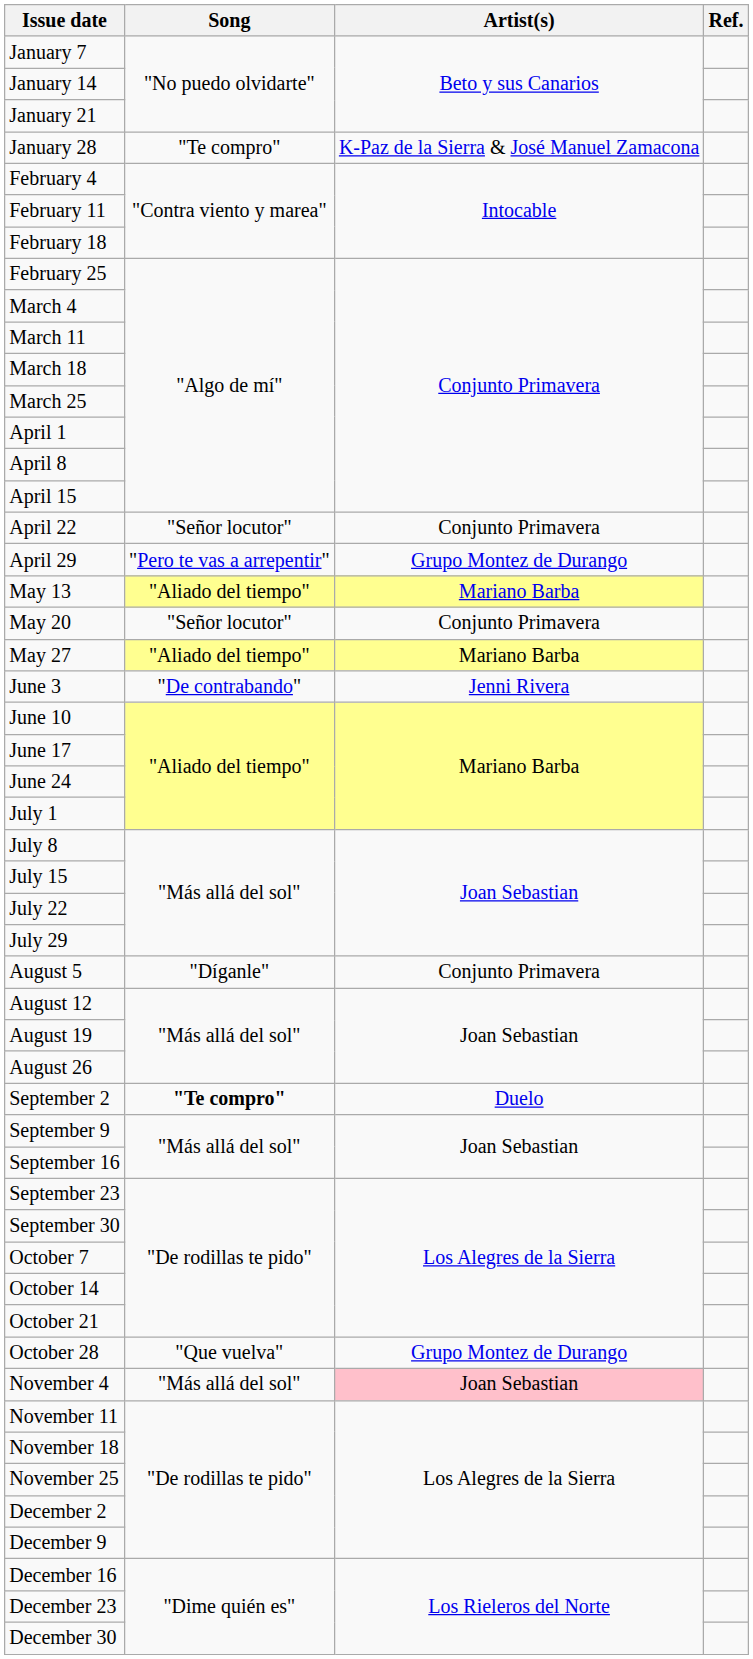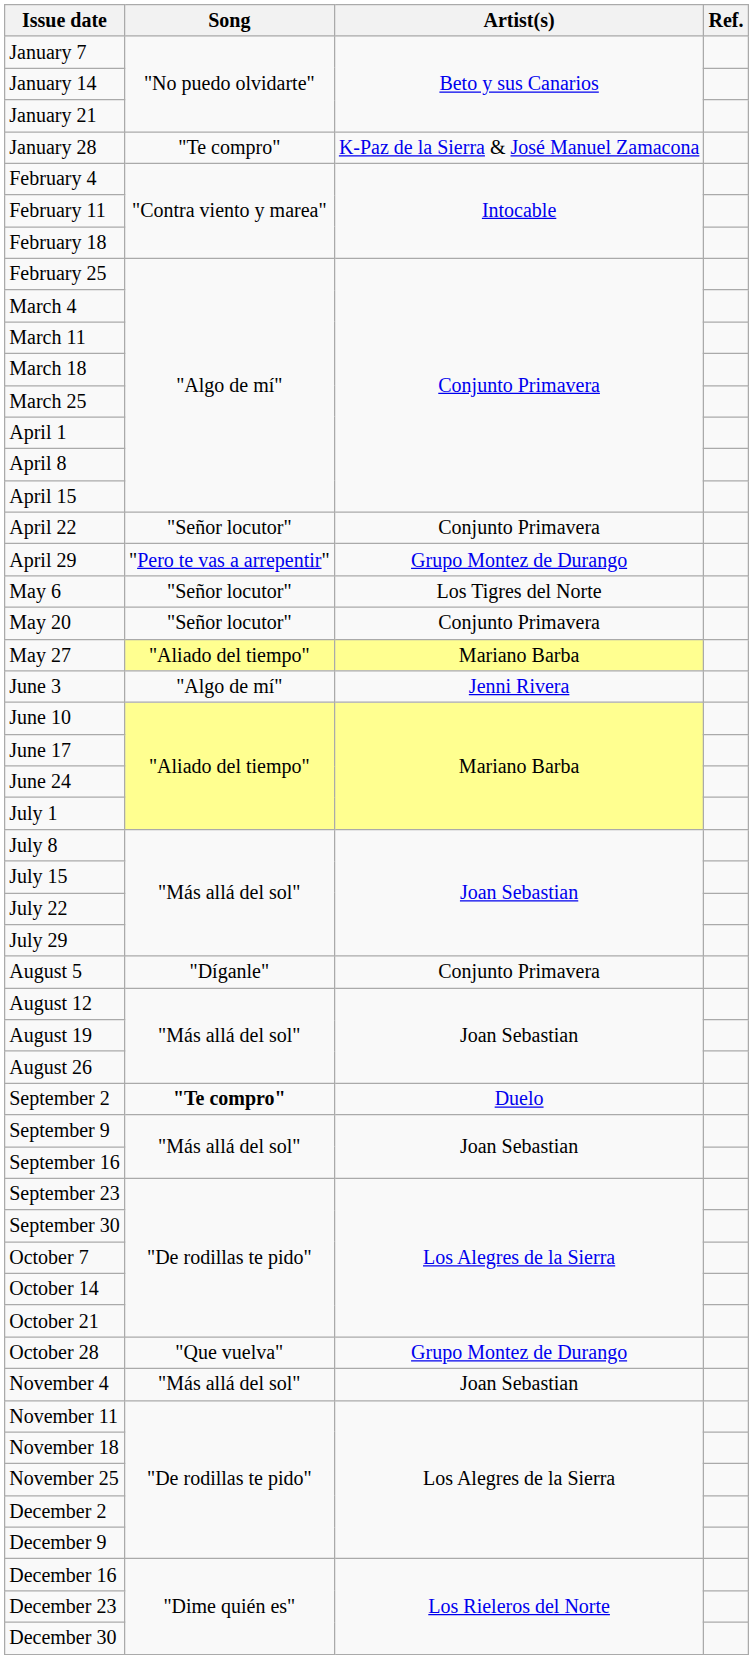+ row: (35, 591)
- row: (40, 591)
(229, 686) "De contrabando" -> (229, 686) "Algo de mí"
(519, 1384) pink background -> (519, 1384) no background
